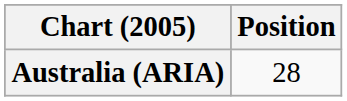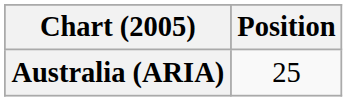(286, 72) 28 -> (286, 72) 25
